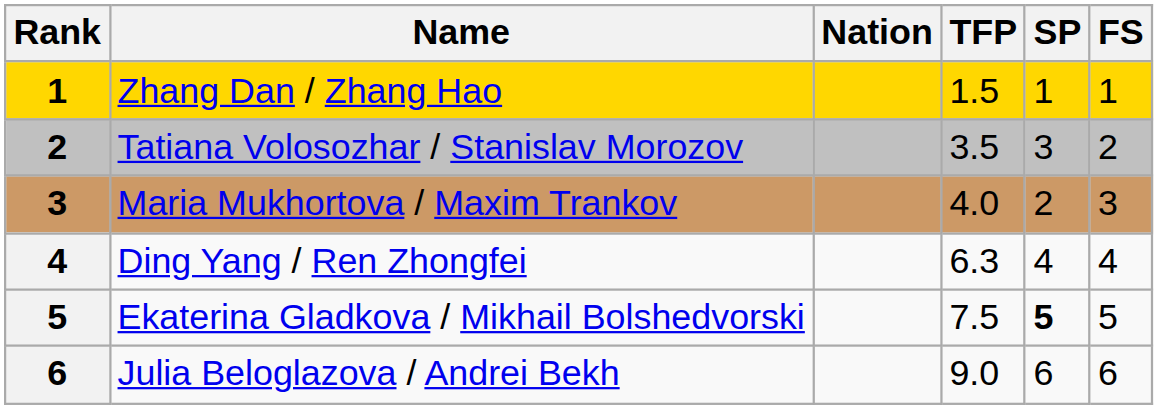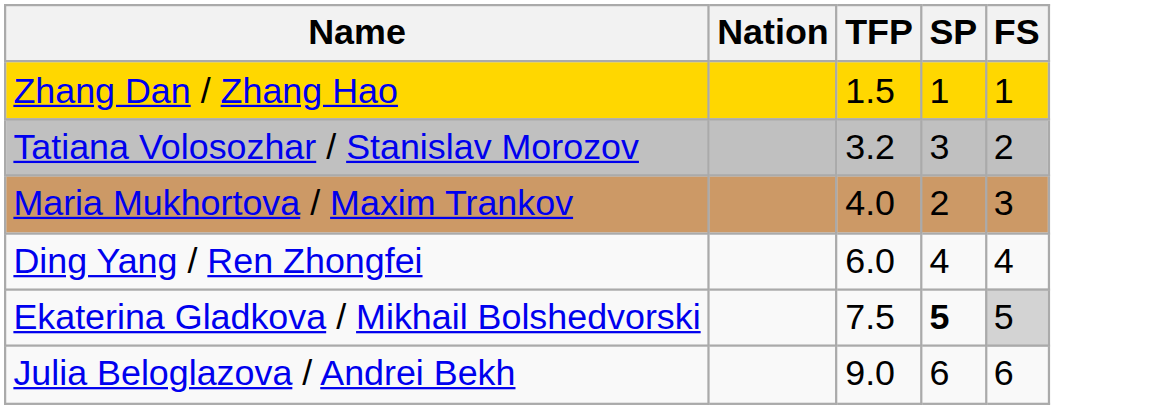- column: (57, 32)
(974, 146) 3.5 -> (870, 146) 3.2
(974, 260) 6.3 -> (870, 260) 6.0
(1108, 317) no background -> (1004, 317) lightgrey background
